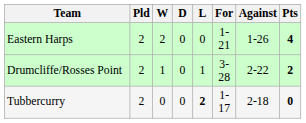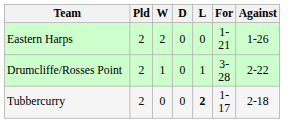- column: (290, 13)
